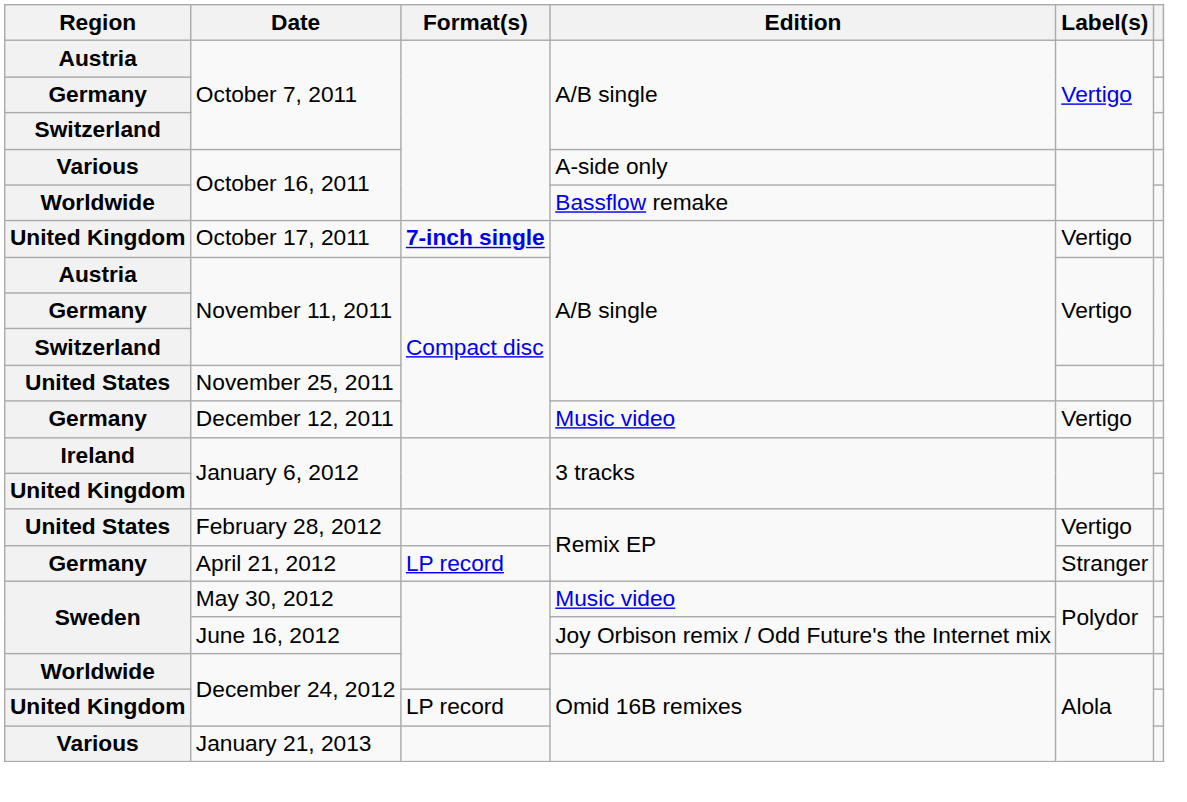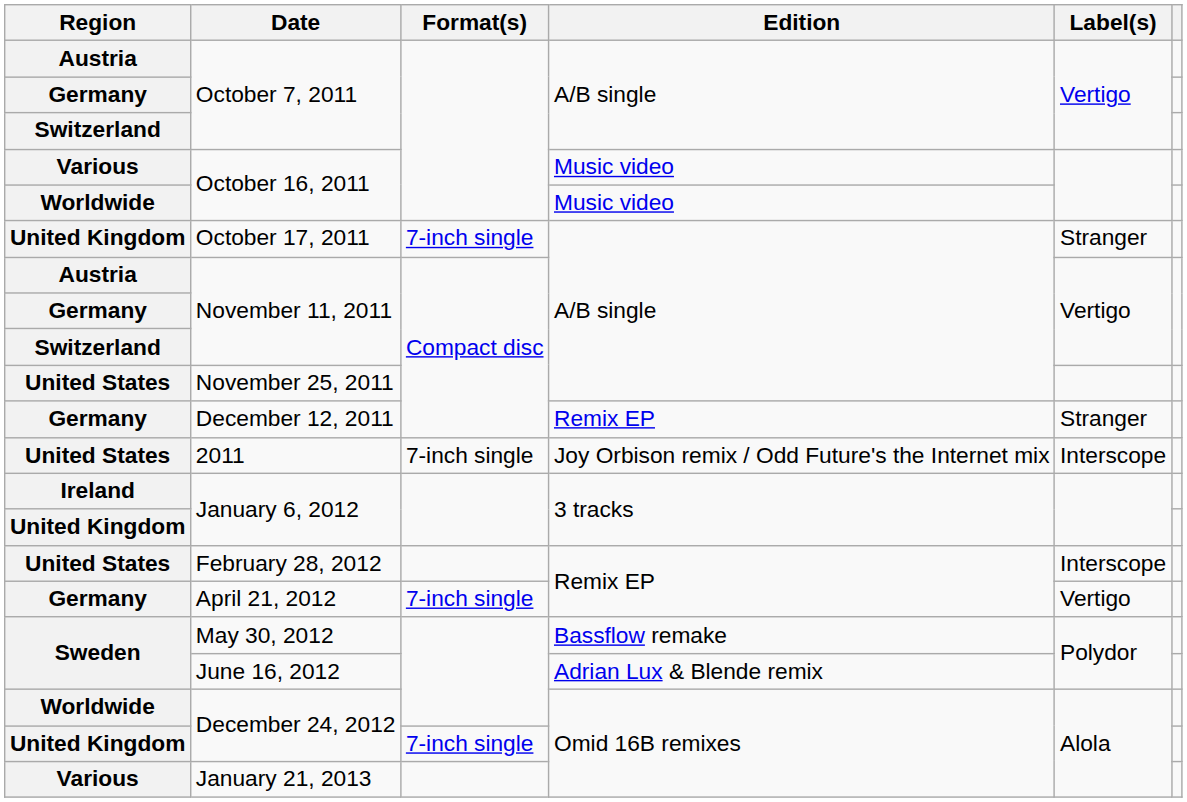(611, 166) A-side only -> (614, 166) Music video
(642, 202) Bassflow remake -> (614, 202) Music video
(475, 238) bold -> (470, 238) normal
(1097, 238) Vertigo -> (1104, 238) Stranger
(615, 418) Music video -> (604, 418) Remix EP
(1097, 418) Vertigo -> (1104, 418) Stranger
+ row: (98, 454)
(1097, 526) Vertigo -> (1113, 563) Interscope
(455, 563) LP record -> (470, 599) 7-inch single
(1105, 563) Stranger -> (1095, 599) Vertigo
(615, 599) Music video -> (640, 635) Bassflow remake
(803, 635) Joy Orbison remix / Odd Future's the Internet mix -> (688, 671) Adrian Lux & Blende remix
(455, 707) LP record -> (470, 743) 7-inch single
